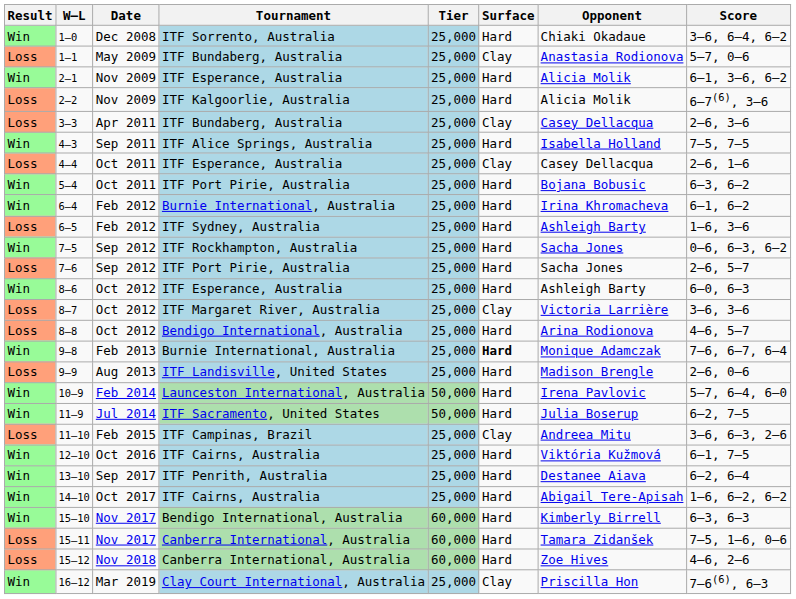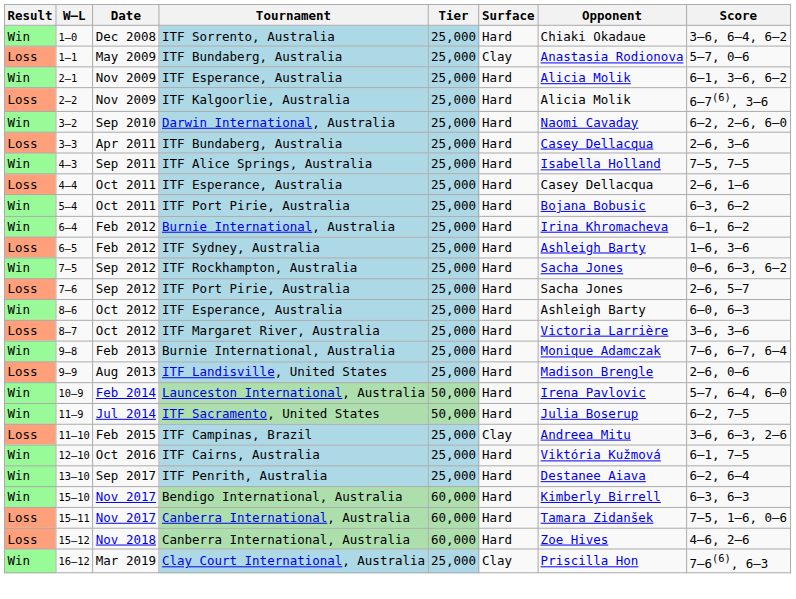+ row: (68, 122)
(497, 122) Clay -> (497, 143) Hard
(497, 163) Clay -> (497, 184) Hard
(497, 309) Clay -> (497, 330) Hard
- row: (68, 330)
(497, 351) bold -> (497, 351) normal
- row: (74, 497)
